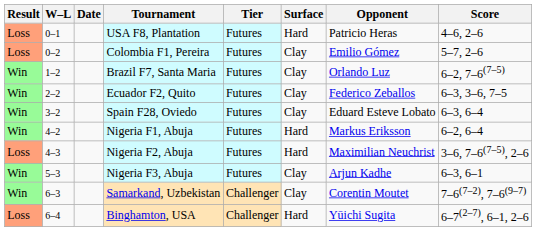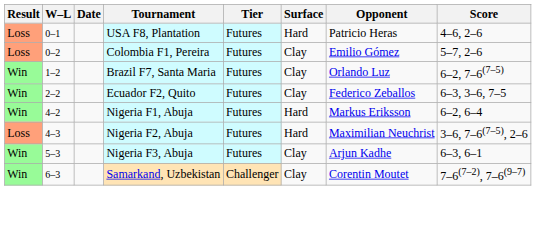- row: (152, 112)
- row: (151, 215)
